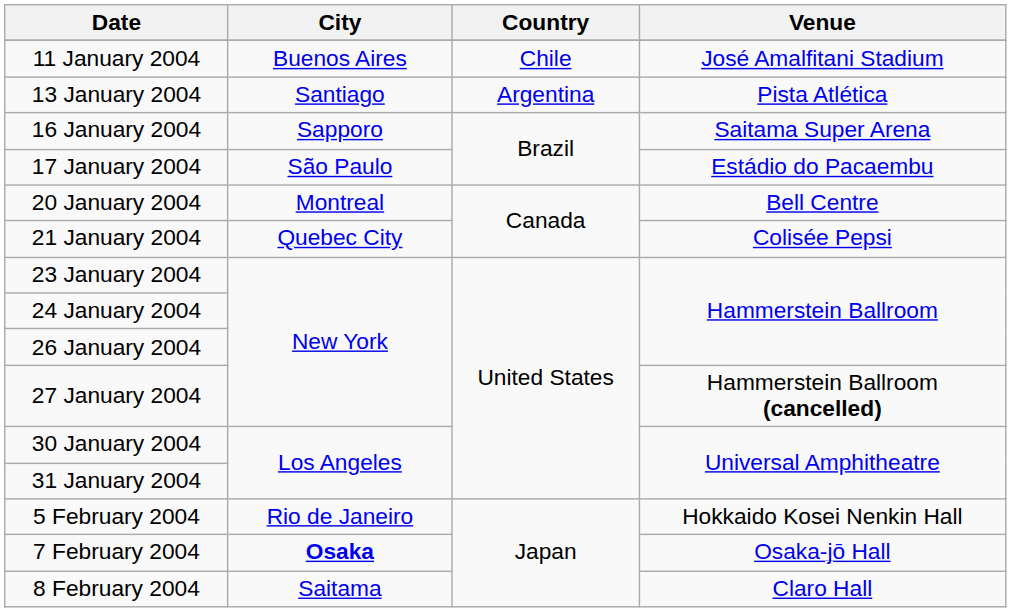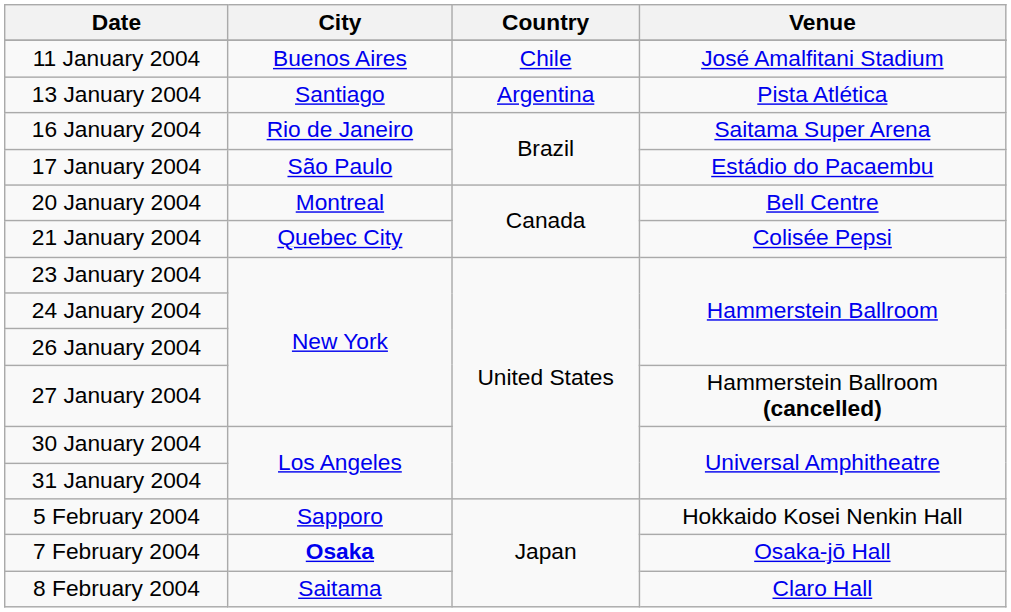(340, 130) Sapporo -> (340, 130) Rio de Janeiro
(340, 516) Rio de Janeiro -> (340, 516) Sapporo
